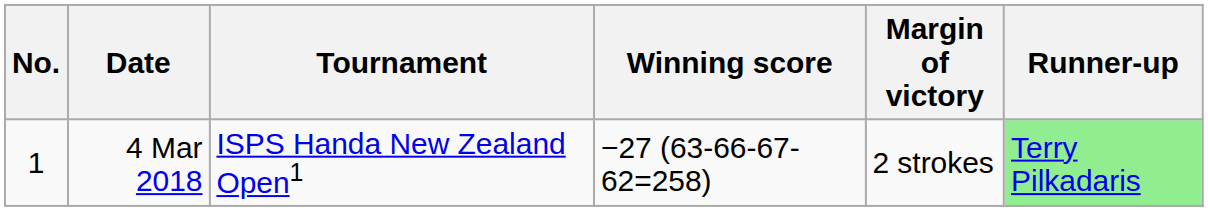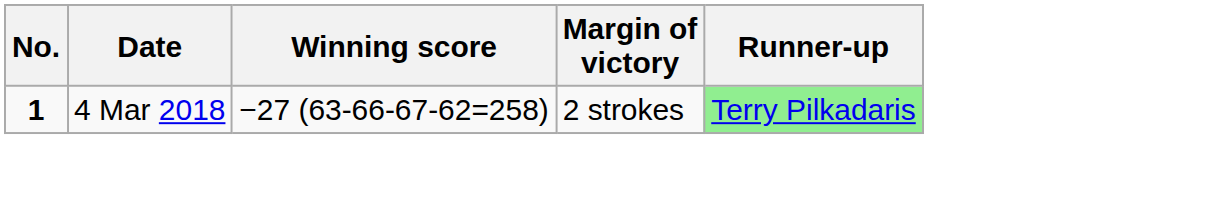- column: (402, 62)
(36, 163) normal -> (36, 110) bold
